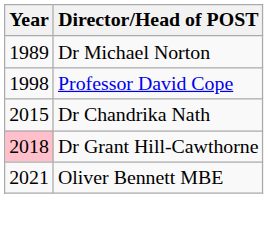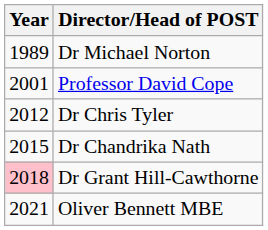(29, 83) 1998 -> (29, 83) 2001
+ row: (116, 114)
